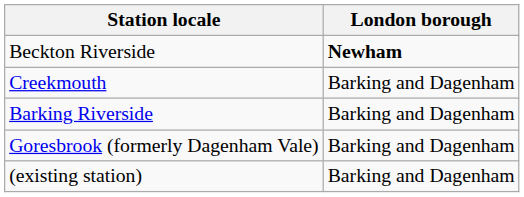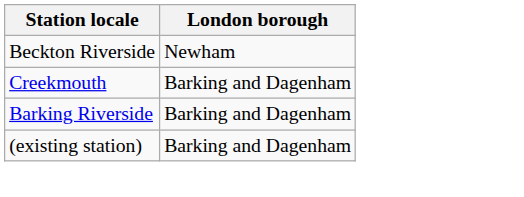(365, 51) bold -> (200, 51) normal
- row: (164, 144)
